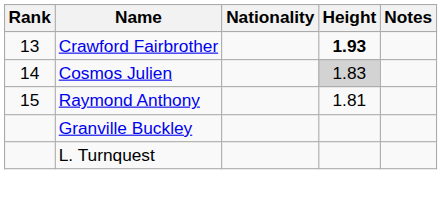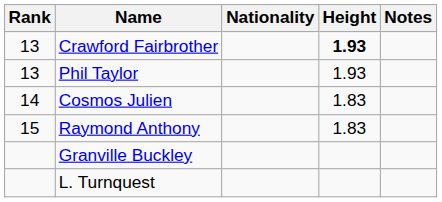+ row: (98, 73)
(349, 73) lightgrey background -> (349, 100) no background
(349, 100) 1.81 -> (349, 127) 1.83
